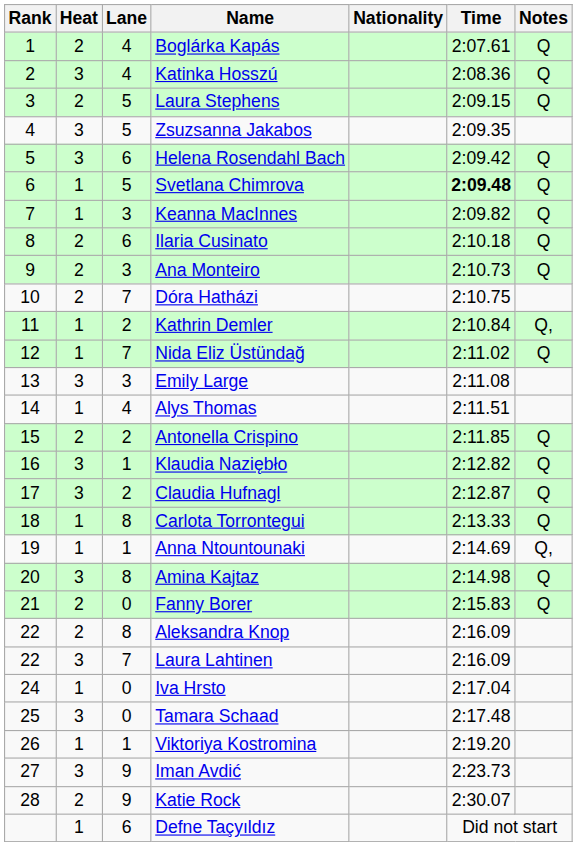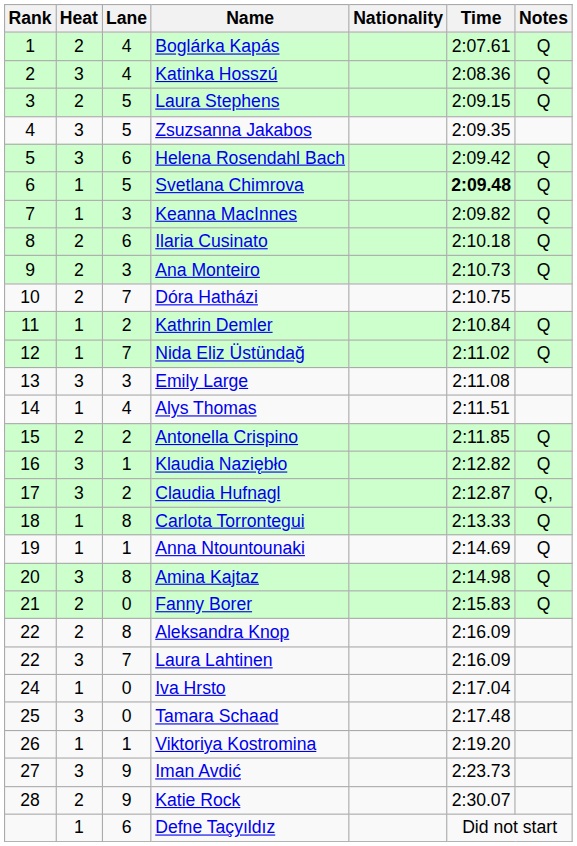(543, 325) Q, -> (543, 325) Q
(543, 492) Q -> (543, 492) Q,
(543, 548) Q, -> (543, 548) Q
